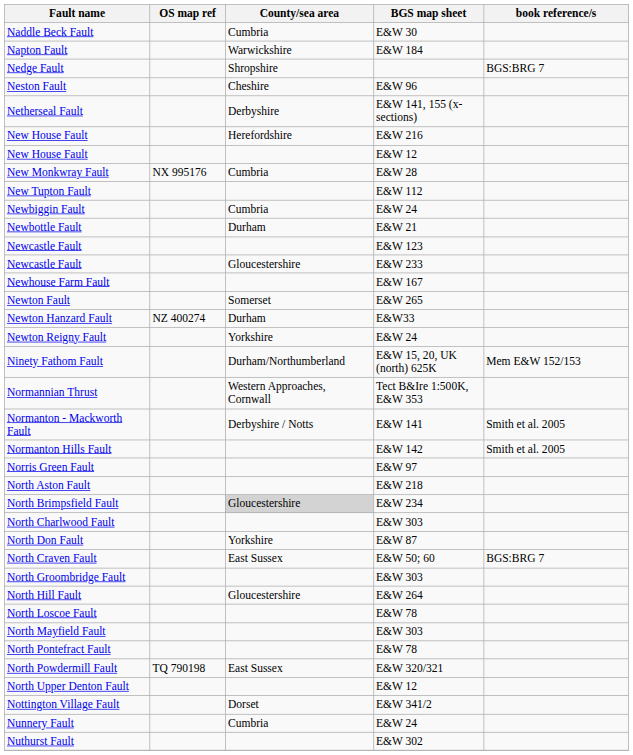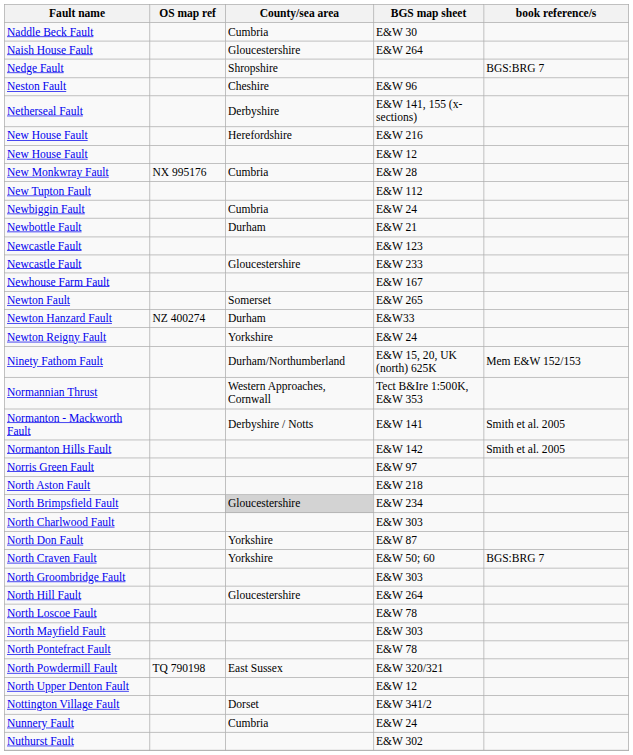+ row: (50, 50)
- row: (37, 50)
(255, 558) East Sussex -> (250, 558) Yorkshire
